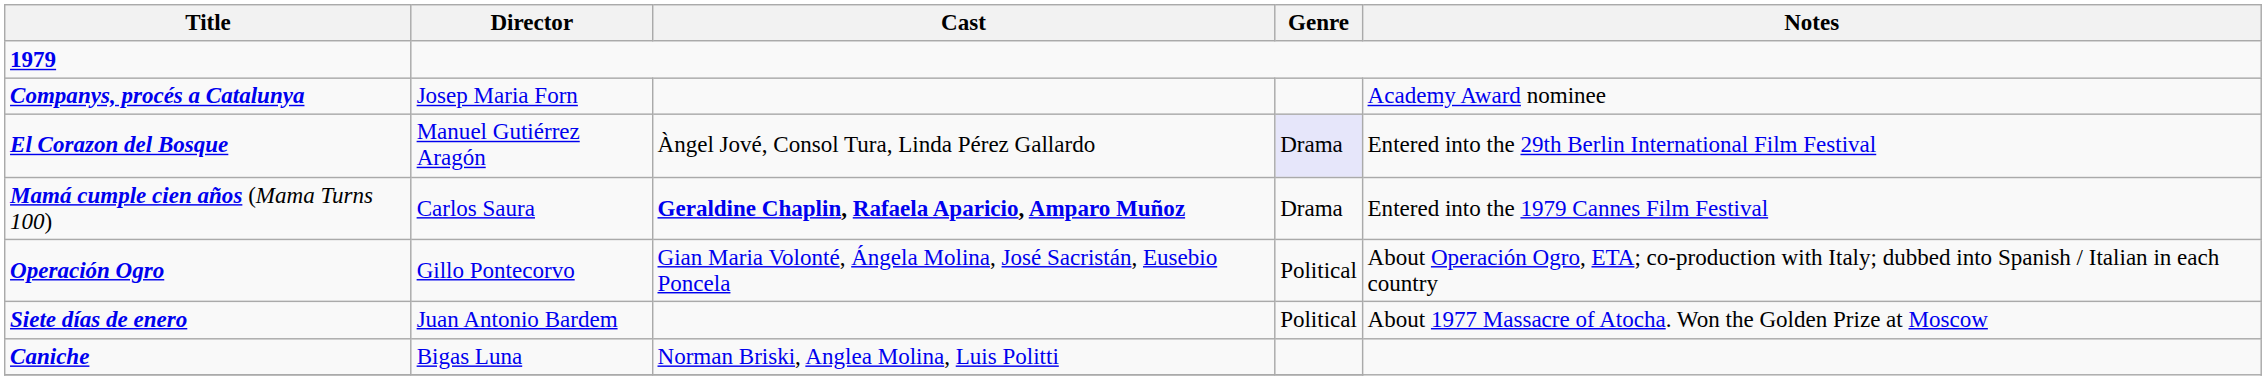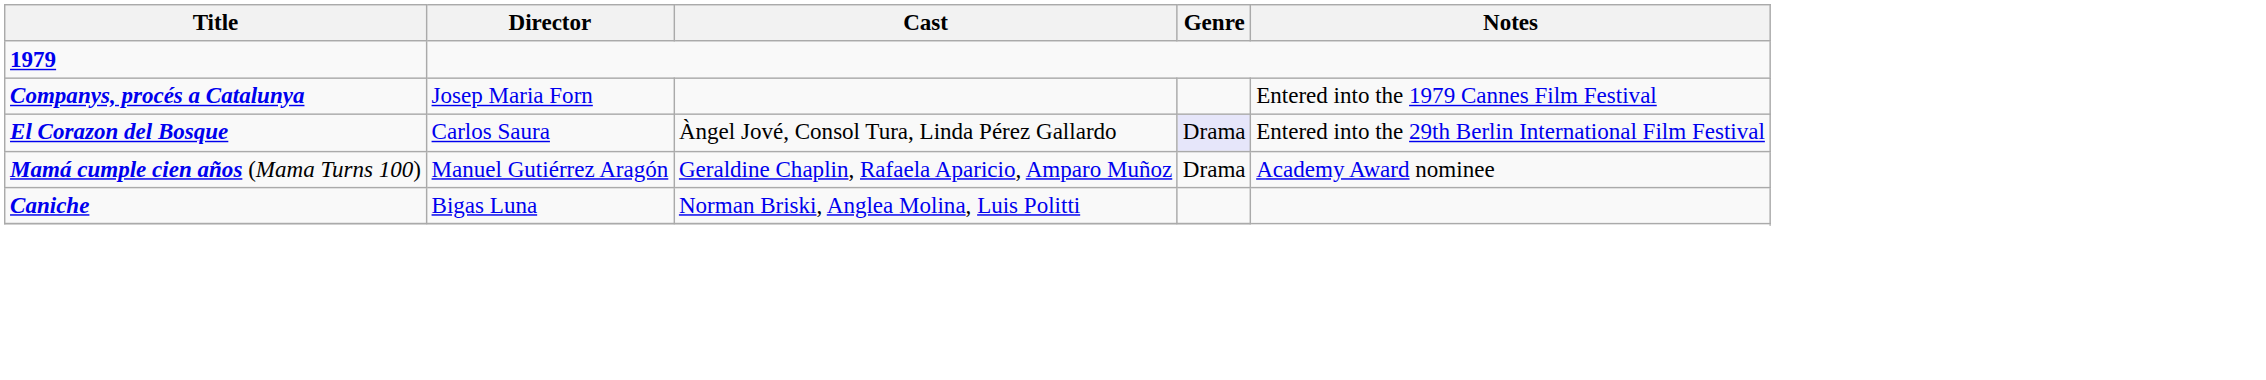(1487, 95) Academy Award nominee -> (1456, 95) Entered into the 1979 Cannes Film Festival
(498, 145) Manuel Gutiérrez Aragón -> (491, 132) Carlos Saura
(476, 207) Carlos Saura -> (550, 168) Manuel Gutiérrez Aragón
(921, 207) bold -> (926, 168) normal
(1568, 207) Entered into the 1979 Cannes Film Festival -> (1375, 168) Academy Award nominee
- row: (87, 270)
- row: (99, 319)
